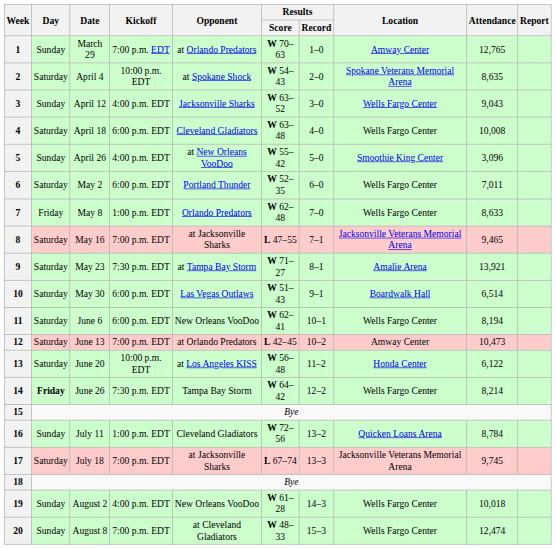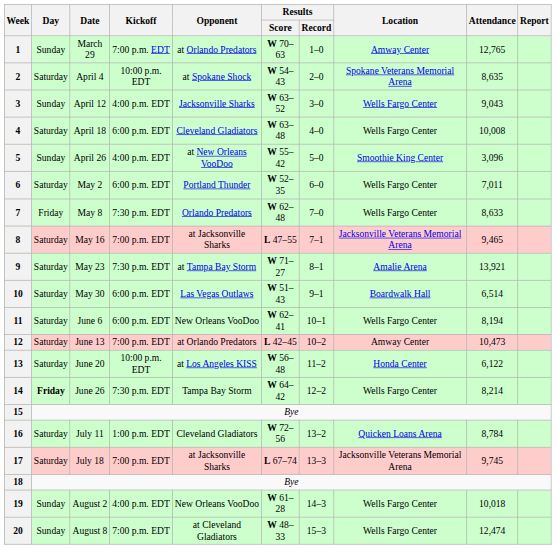(141, 212) 1:00 p.m. EDT -> (141, 212) 7:30 p.m. EDT
(51, 434) Sunday -> (51, 434) Saturday
